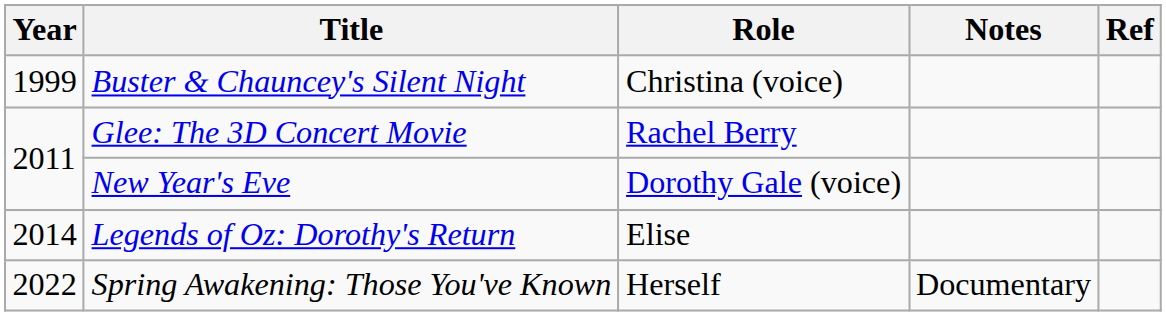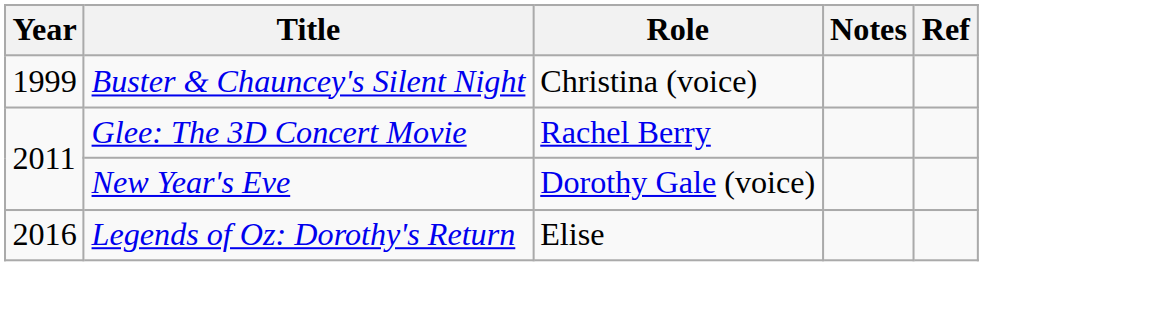(45, 234) 2014 -> (45, 234) 2016
- row: (351, 285)
